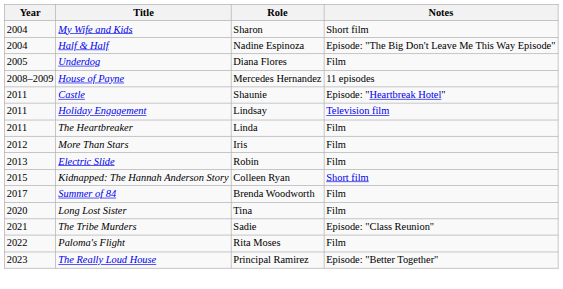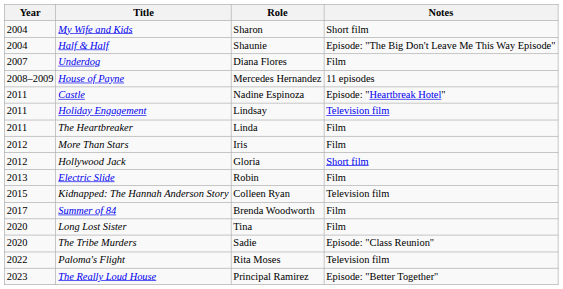(269, 45) Nadine Espinoza -> (250, 45) Shaunie
(17, 62) 2005 -> (17, 62) 2007
(250, 95) Shaunie -> (269, 95) Nadine Espinoza
+ row: (92, 161)
(347, 177) Short film -> (358, 194) Television film
(17, 227) 2021 -> (17, 243) 2020
(336, 243) Film -> (358, 260) Television film
